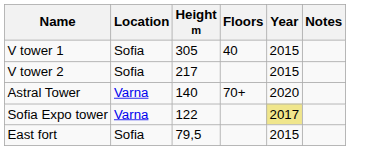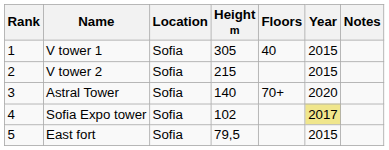+ column: (24, 22)
(187, 72) 217 -> (225, 72) 215
(131, 93) Varna -> (168, 93) Sofia
(131, 114) Varna -> (168, 114) Sofia
(187, 114) 122 -> (225, 114) 102
